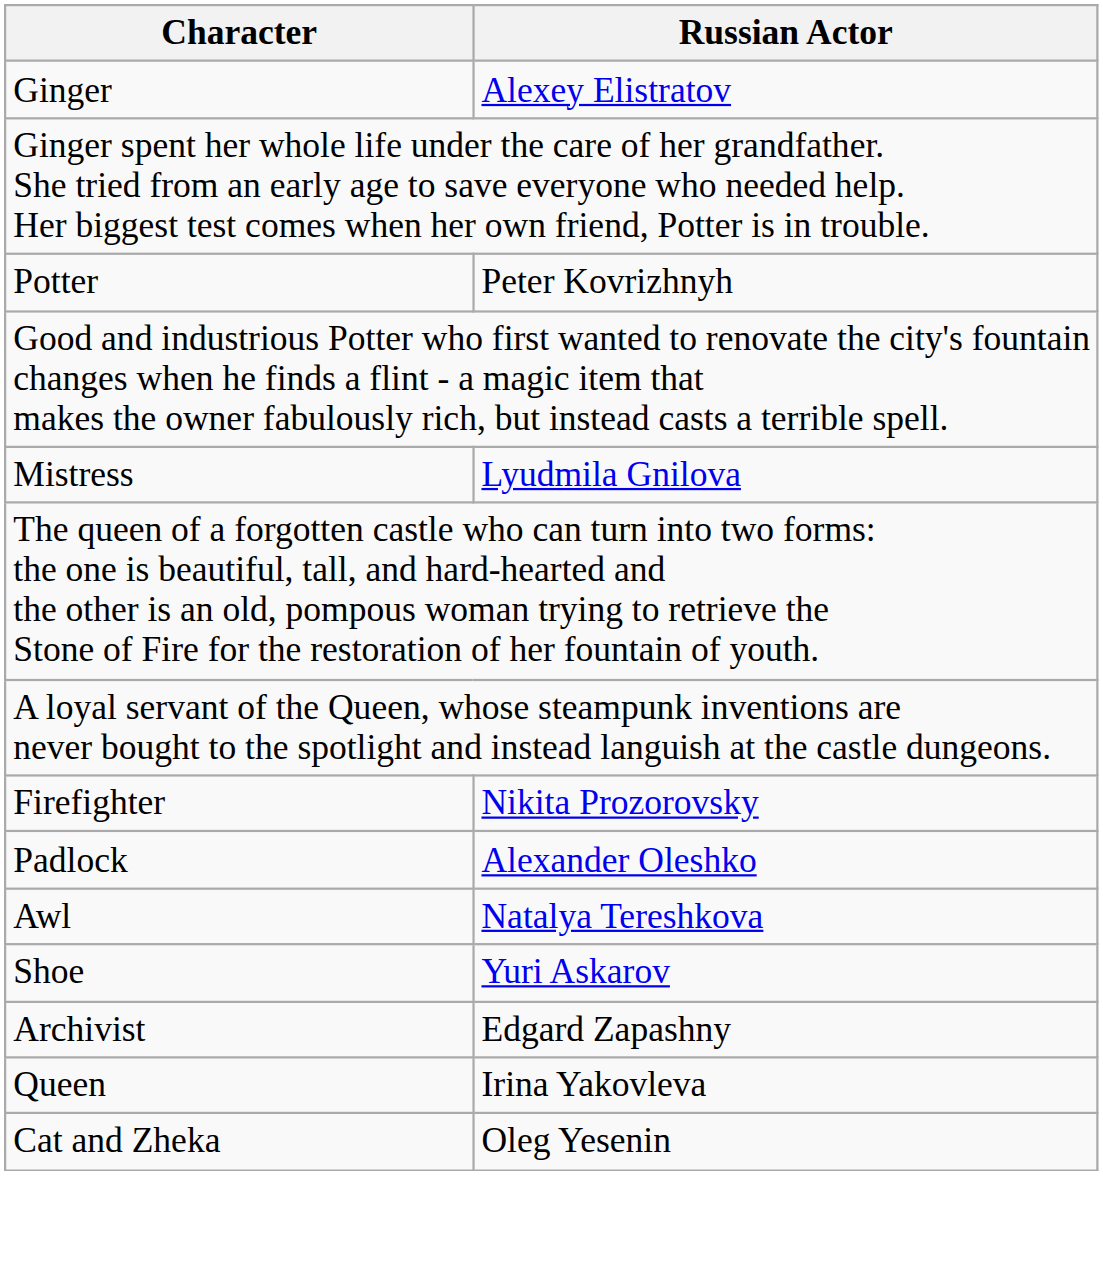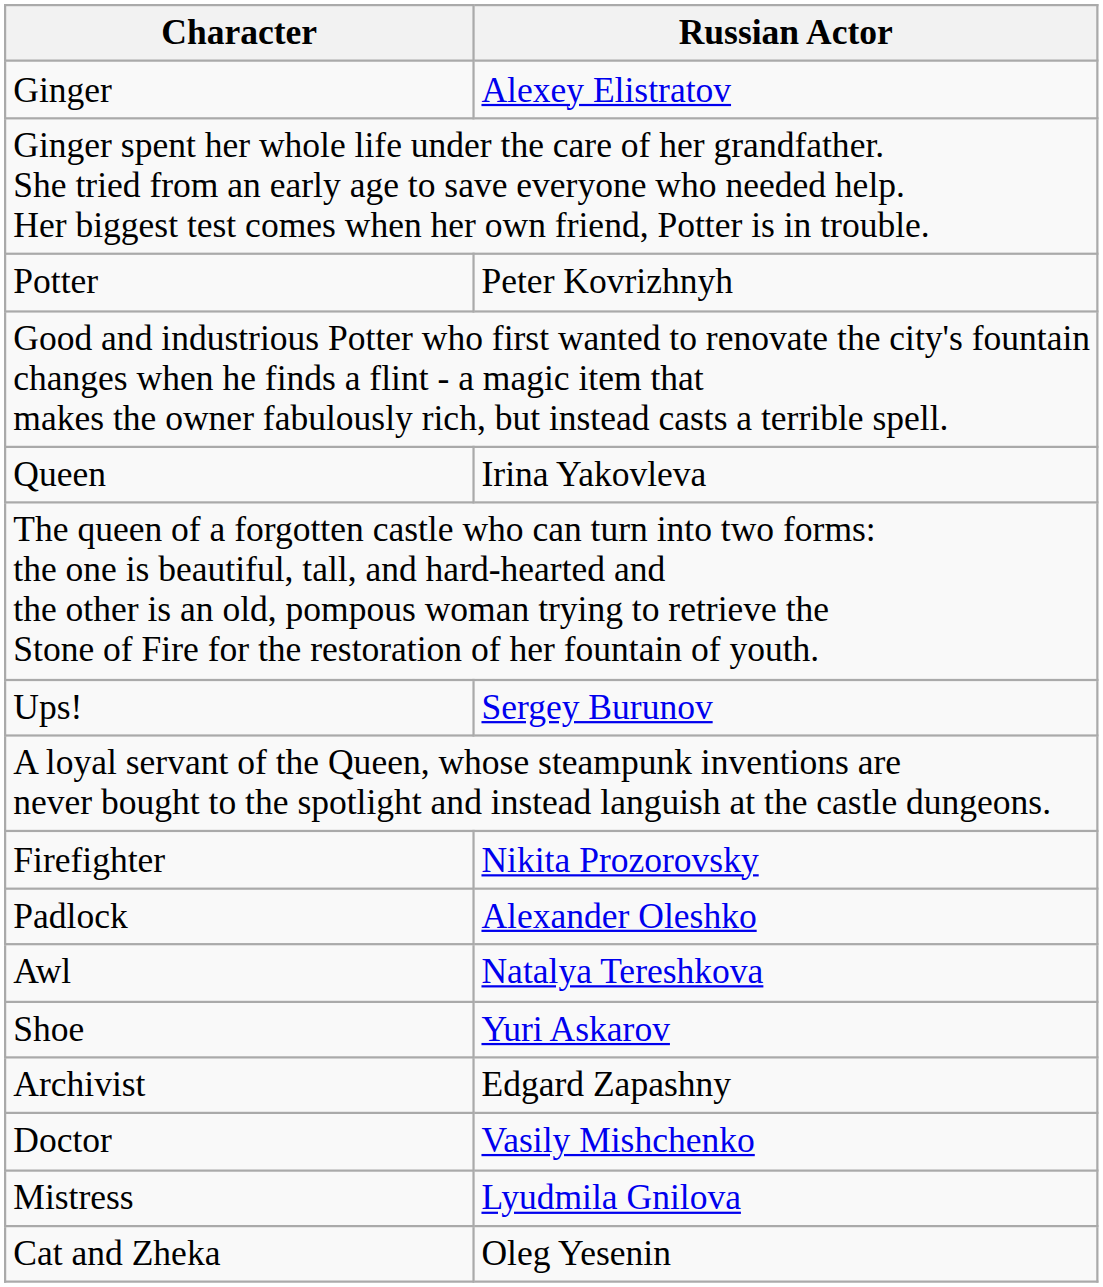rows swapped: (60, 1084) <-> (73, 474)
+ row: (48, 706)
+ row: (63, 1141)
